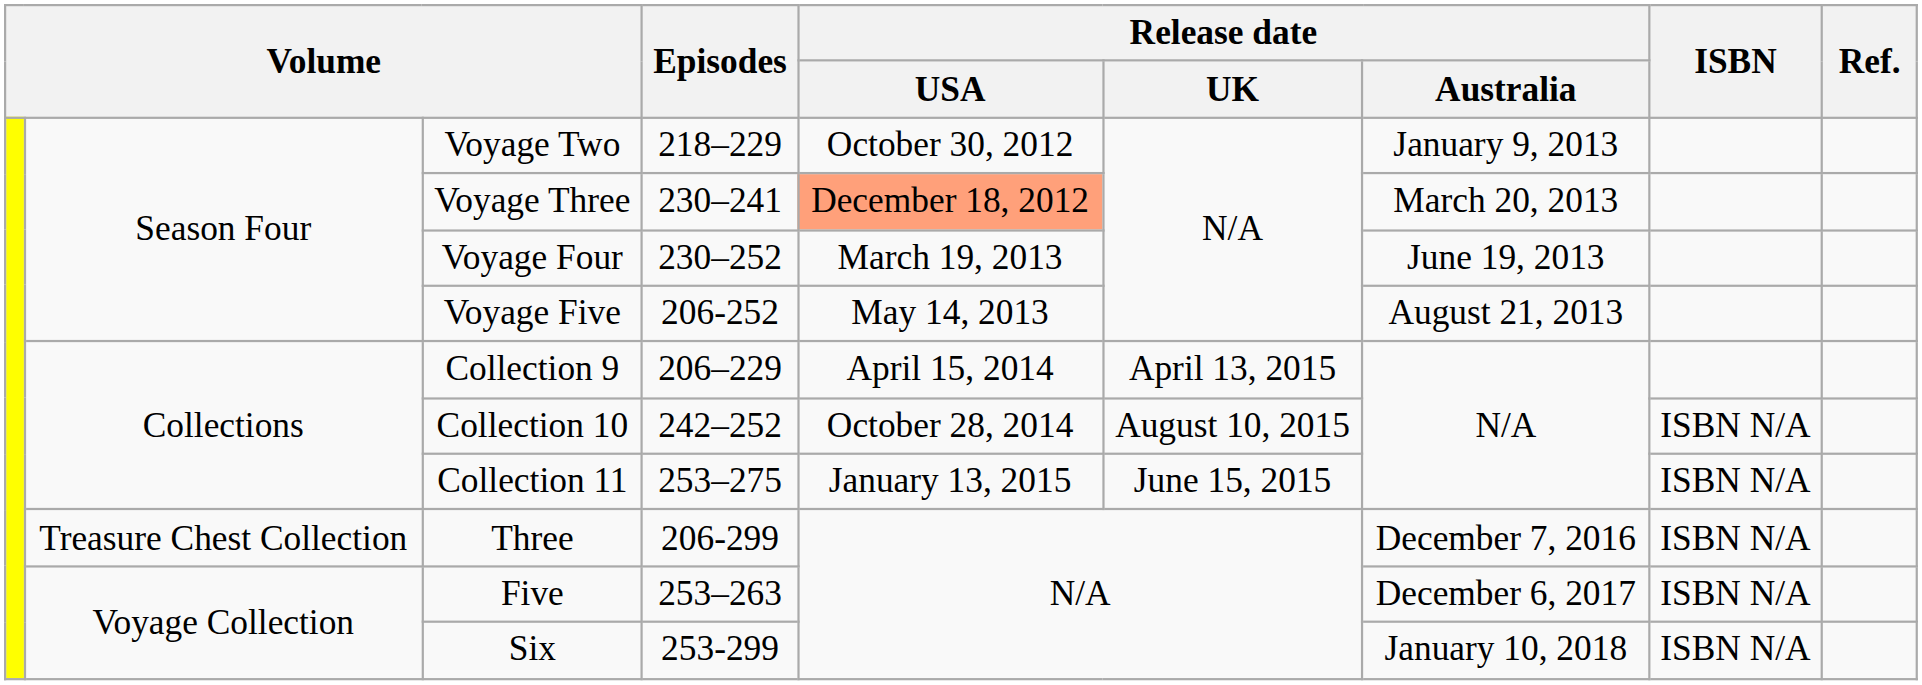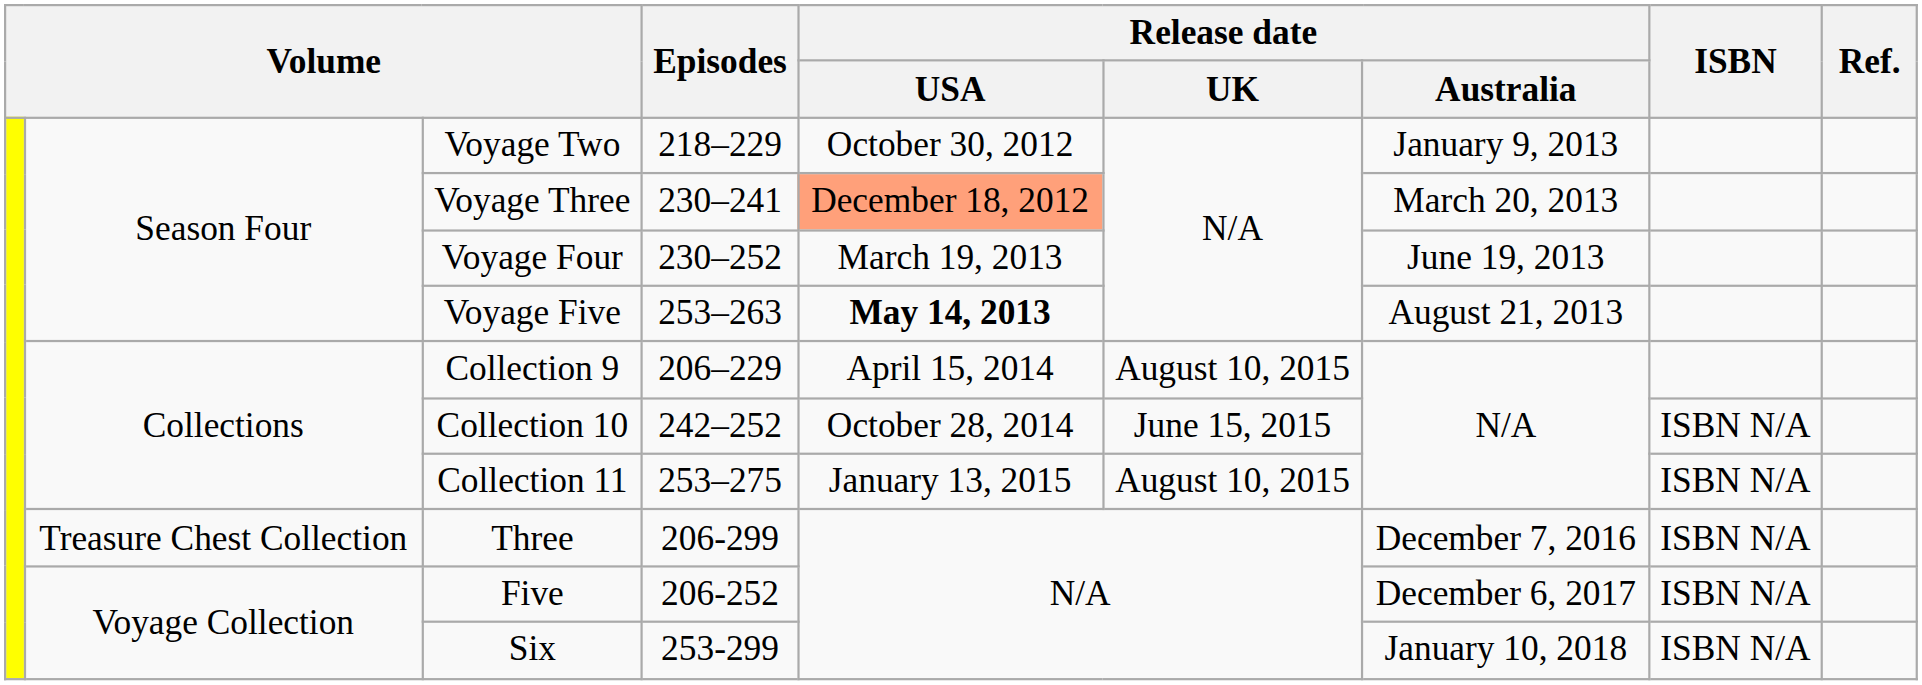(720, 312) 206-252 -> (720, 312) 253–263
(950, 312) normal -> (950, 312) bold
(1233, 369) April 13, 2015 -> (1233, 369) August 10, 2015
(1233, 425) August 10, 2015 -> (1233, 425) June 15, 2015
(1233, 481) June 15, 2015 -> (1233, 481) August 10, 2015
(720, 593) 253–263 -> (720, 593) 206-252
